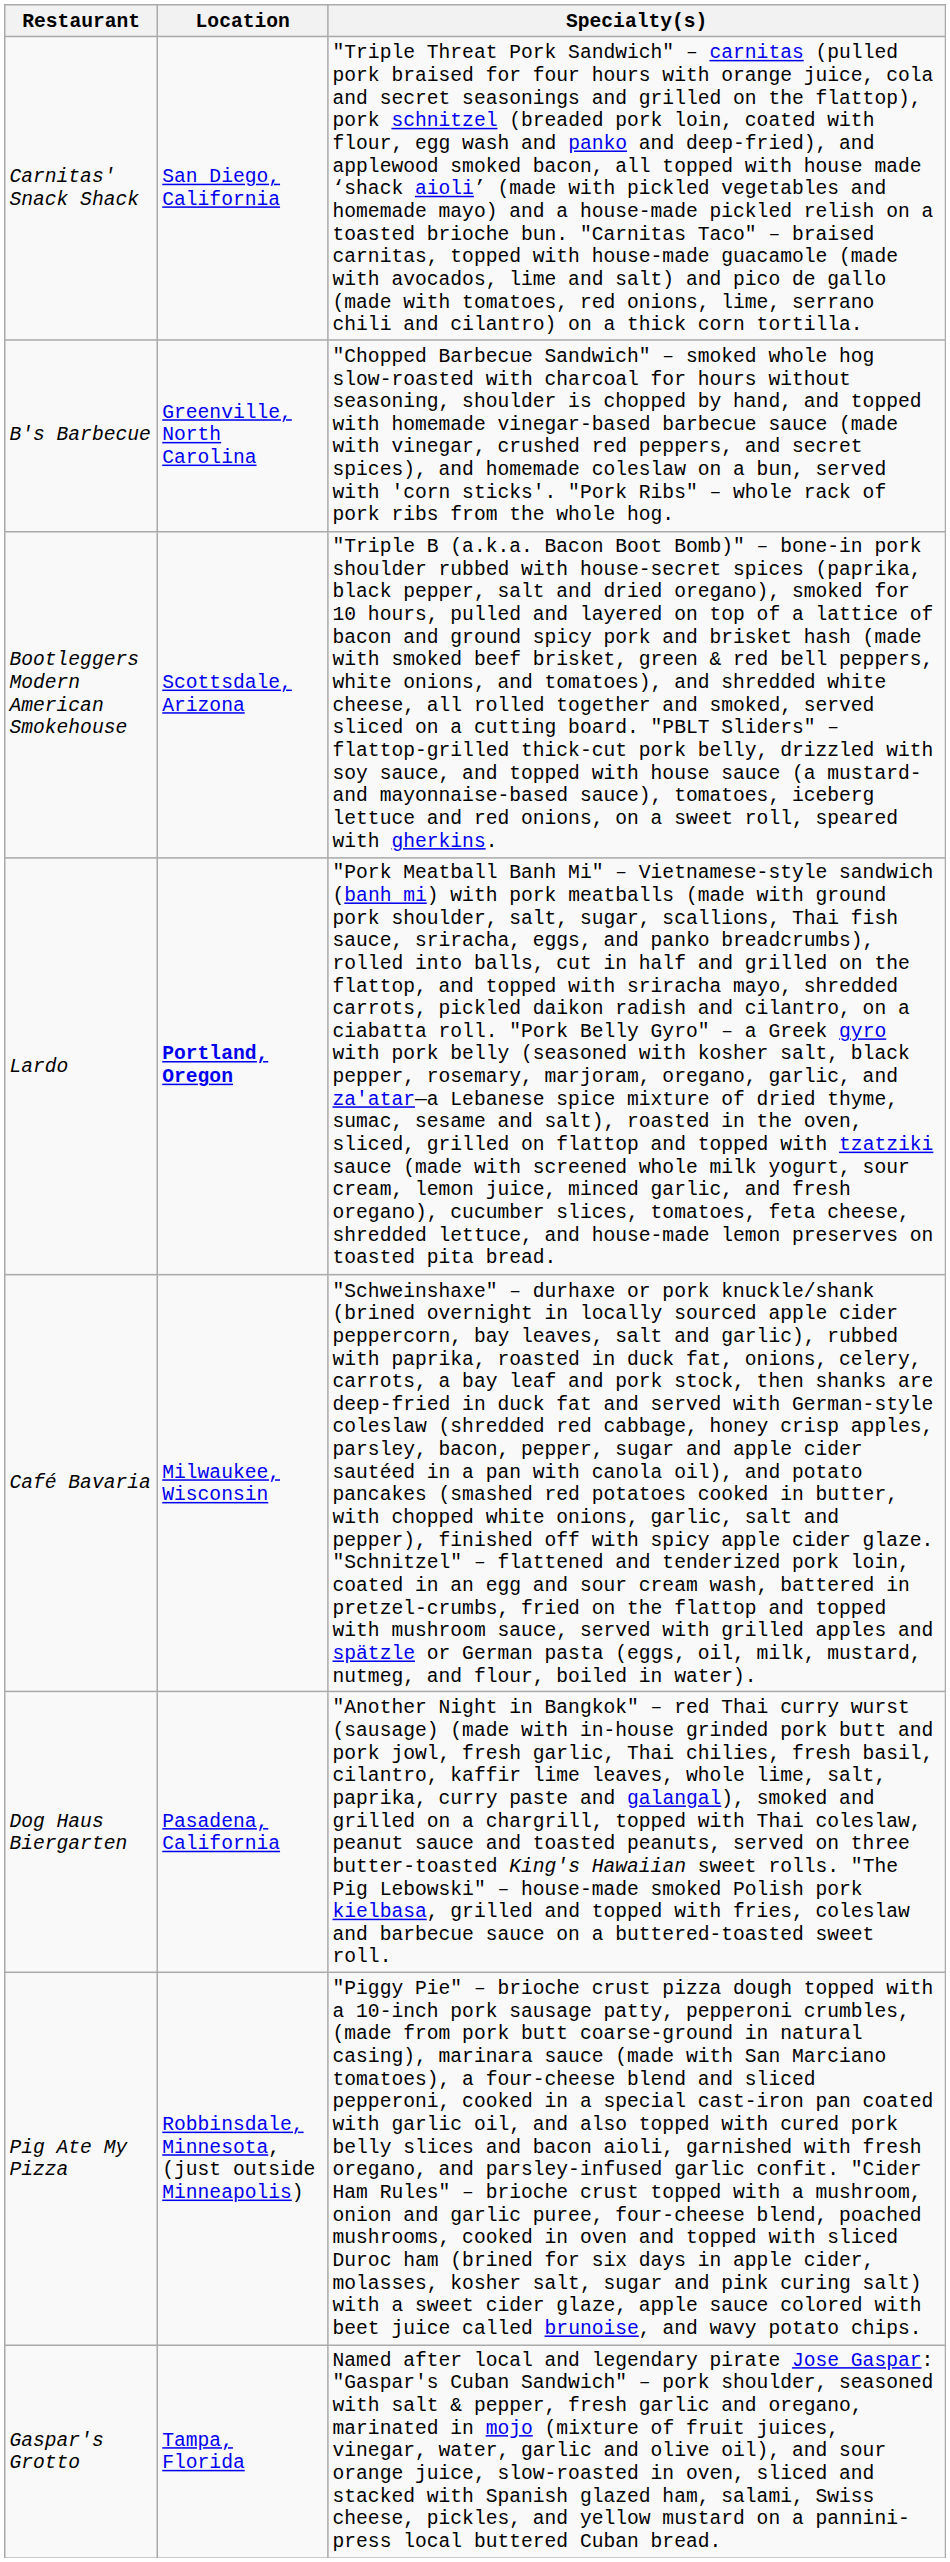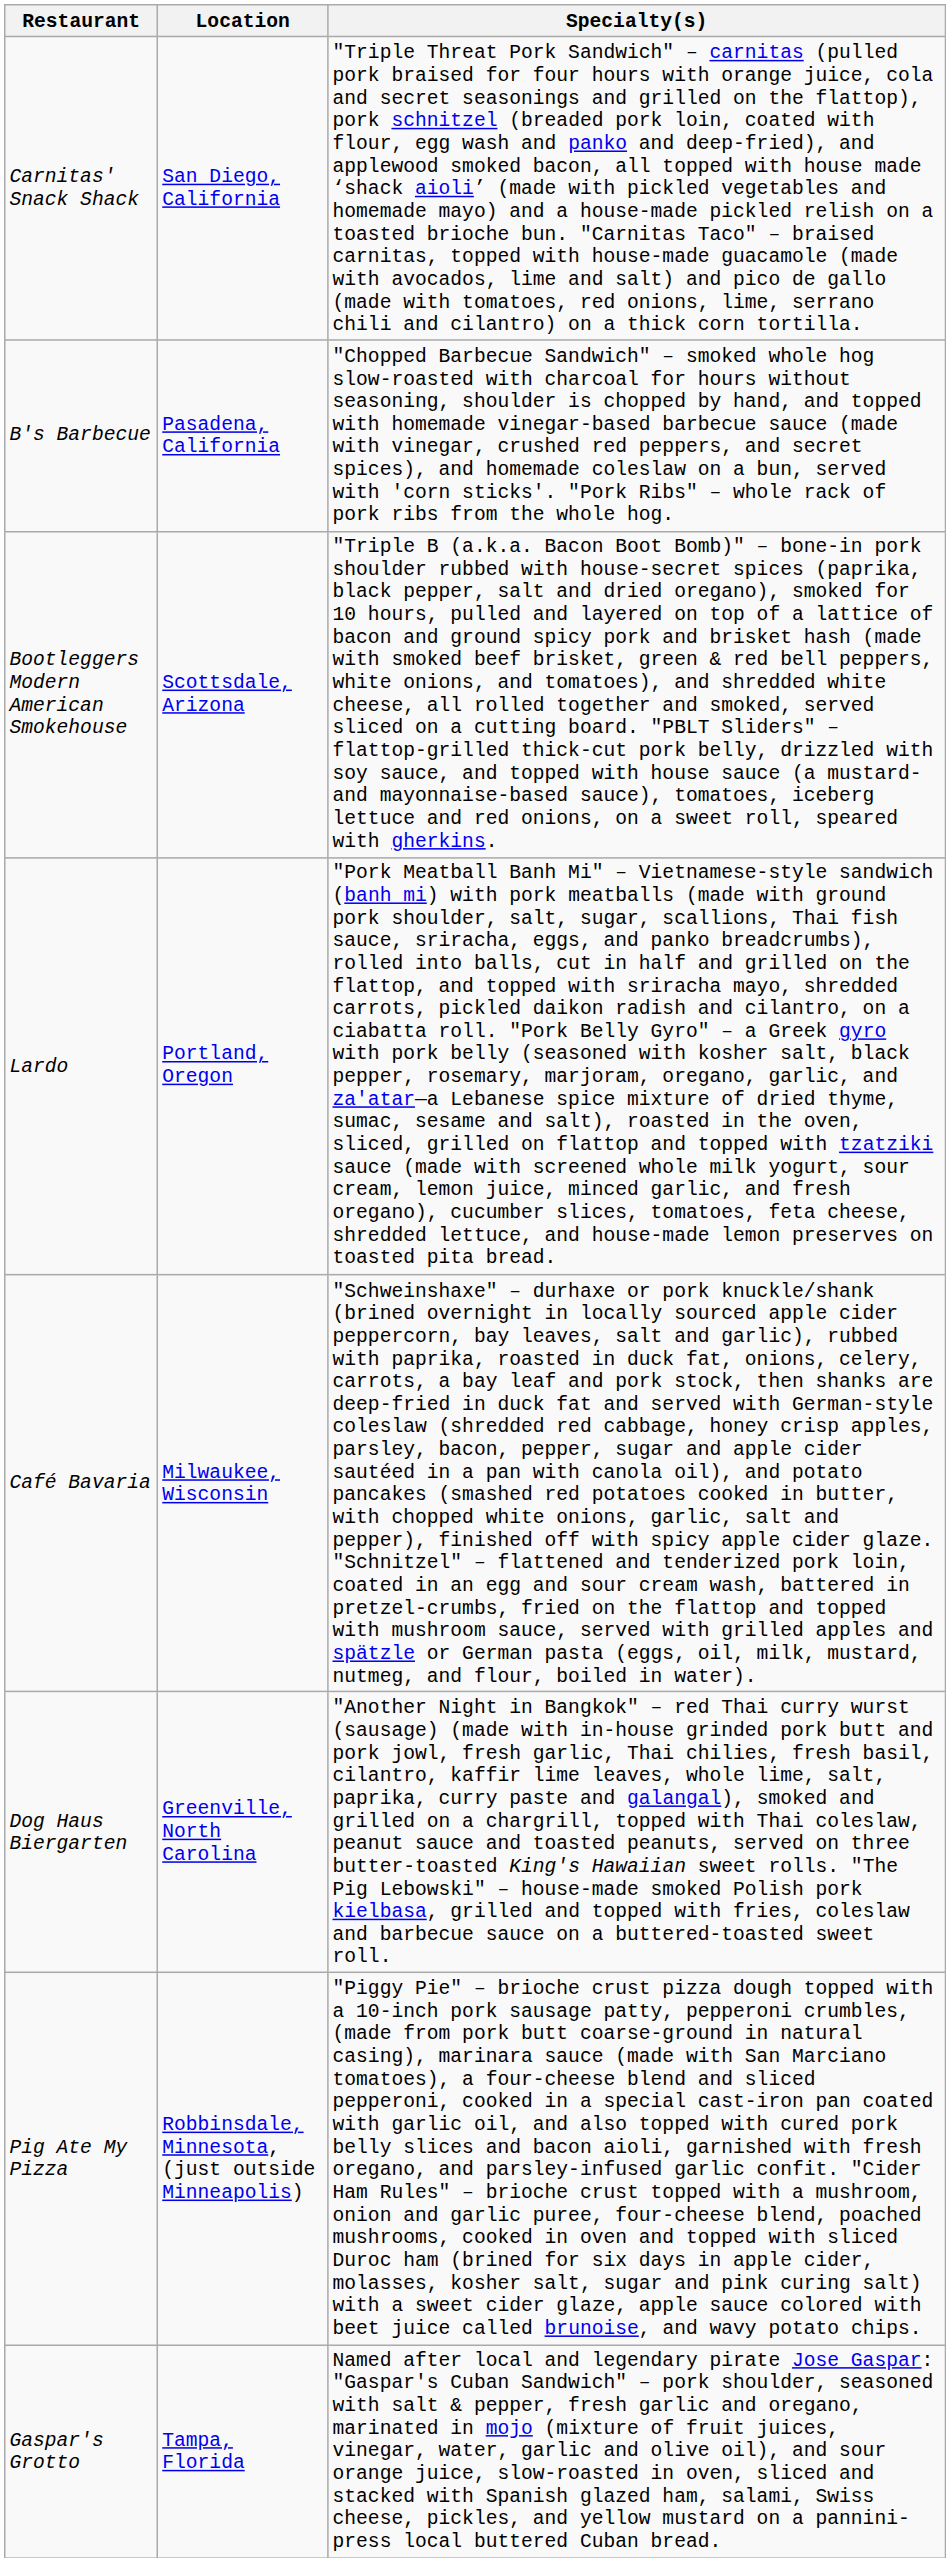(227, 436) Greenville, North Carolina -> (221, 436) Pasadena, California
(215, 1066) bold -> (215, 1066) normal
(221, 1832) Pasadena, California -> (227, 1832) Greenville, North Carolina
